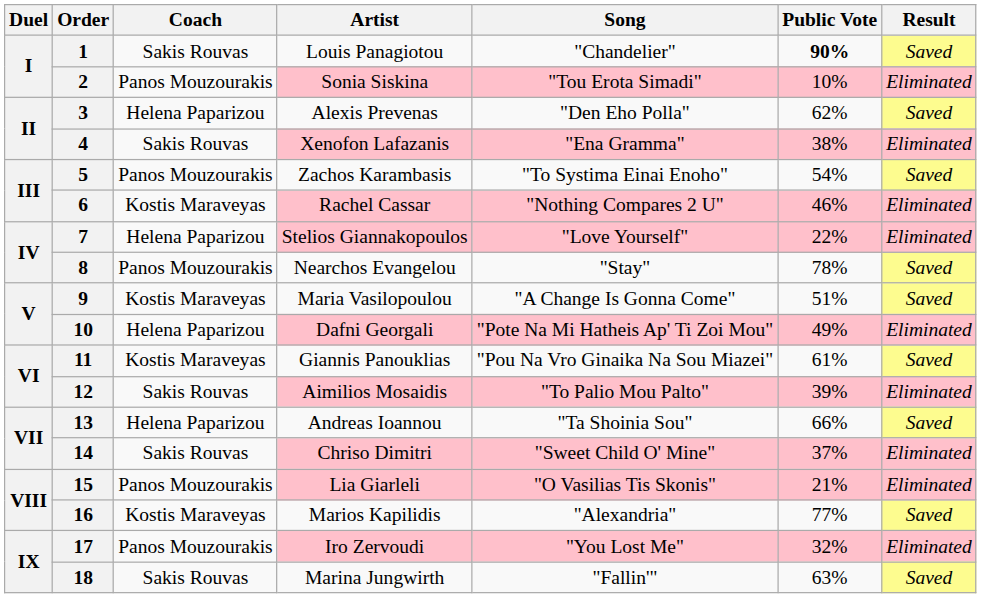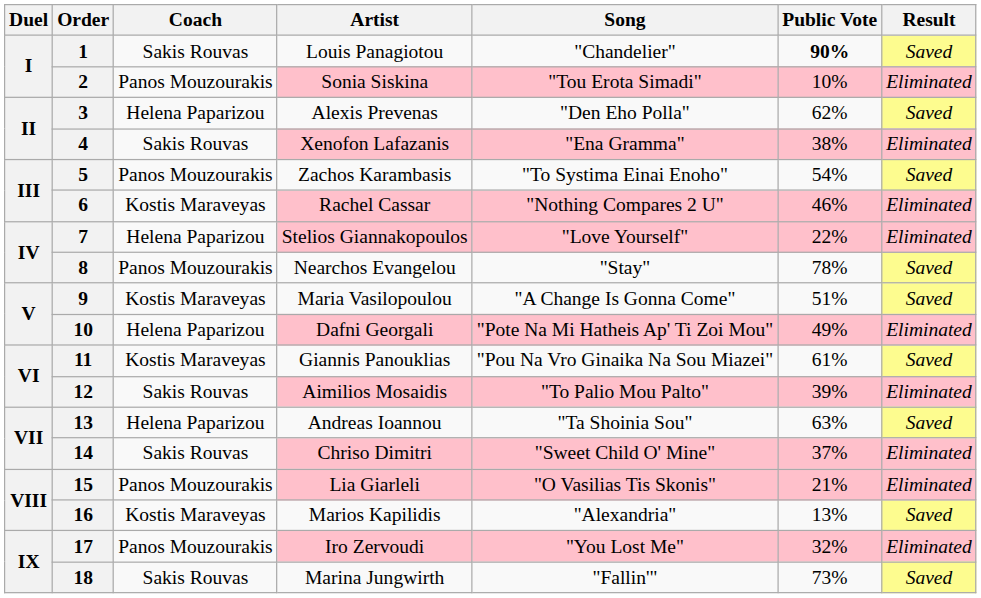(830, 422) 66% -> (830, 422) 63%
(830, 515) 77% -> (830, 515) 13%
(830, 577) 63% -> (830, 577) 73%
